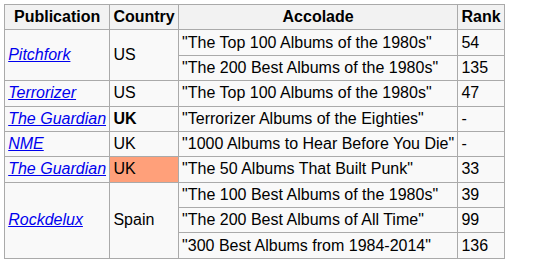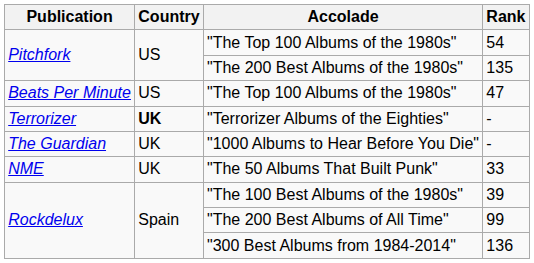(42, 93) Terrorizer -> (70, 93) Beats Per Minute
(57, 118) The Guardian -> (42, 118) Terrorizer
(26, 144) NME -> (57, 144) The Guardian
(57, 169) The Guardian -> (26, 169) NME
(125, 169) lightsalmon background -> (149, 169) no background
